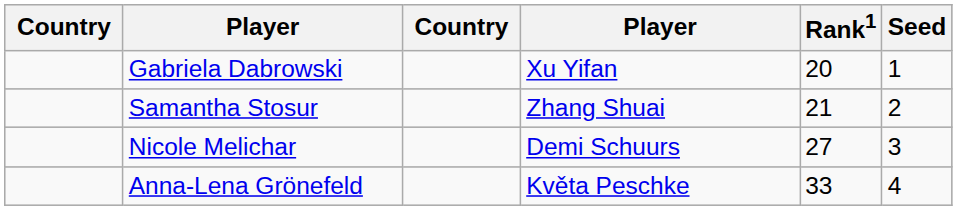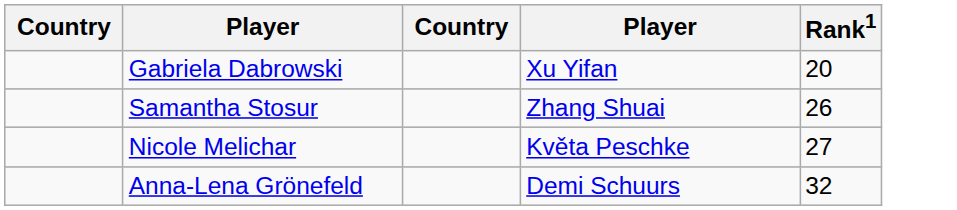- column: (917, 27)
(819, 108) 21 -> (819, 108) 26
(603, 147) Demi Schuurs -> (608, 147) Květa Peschke
(608, 185) Květa Peschke -> (603, 185) Demi Schuurs
(819, 185) 33 -> (819, 185) 32
